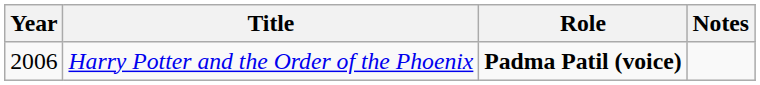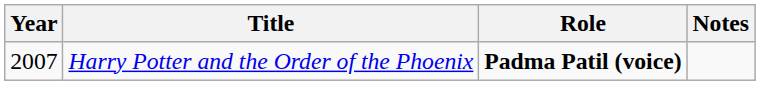(34, 60) 2006 -> (34, 60) 2007
